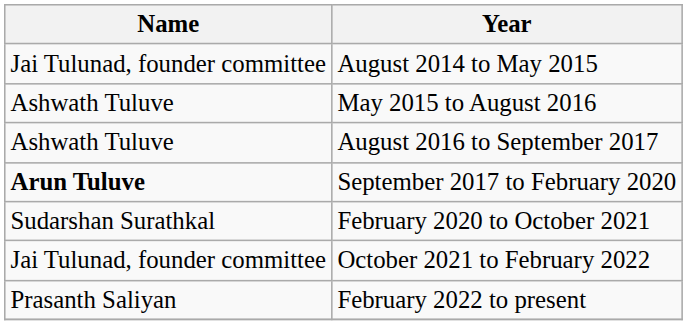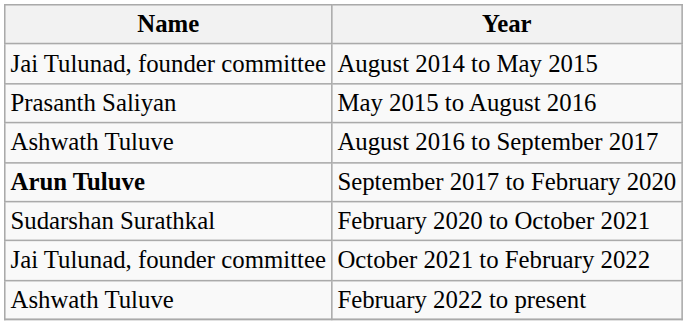(92, 102) Ashwath Tuluve -> (93, 102) Prasanth Saliyan
(93, 299) Prasanth Saliyan -> (92, 299) Ashwath Tuluve
